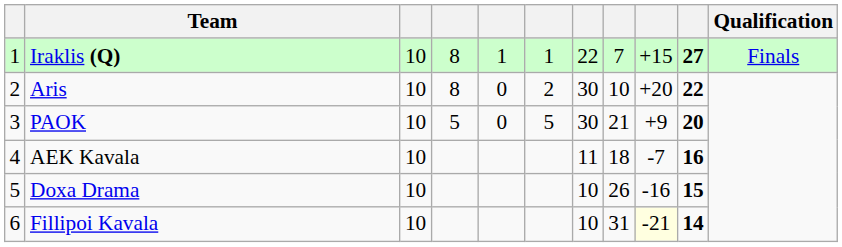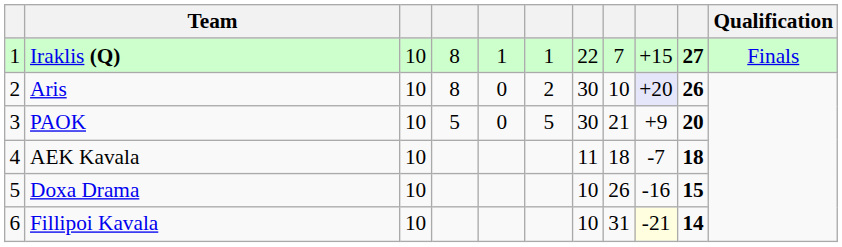(656, 88) no background -> (656, 88) lavender background
(693, 88) 22 -> (693, 88) 26
(693, 156) 16 -> (693, 156) 18
